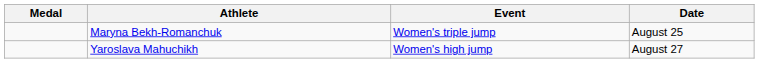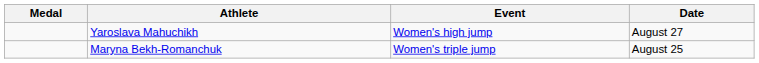rows swapped: (144, 50) <-> (156, 32)
